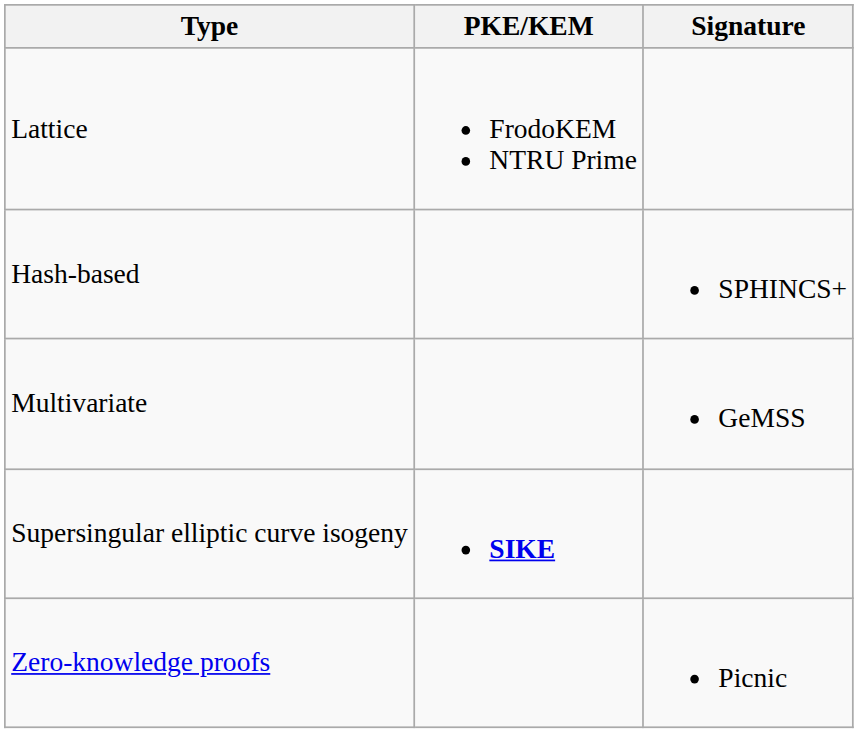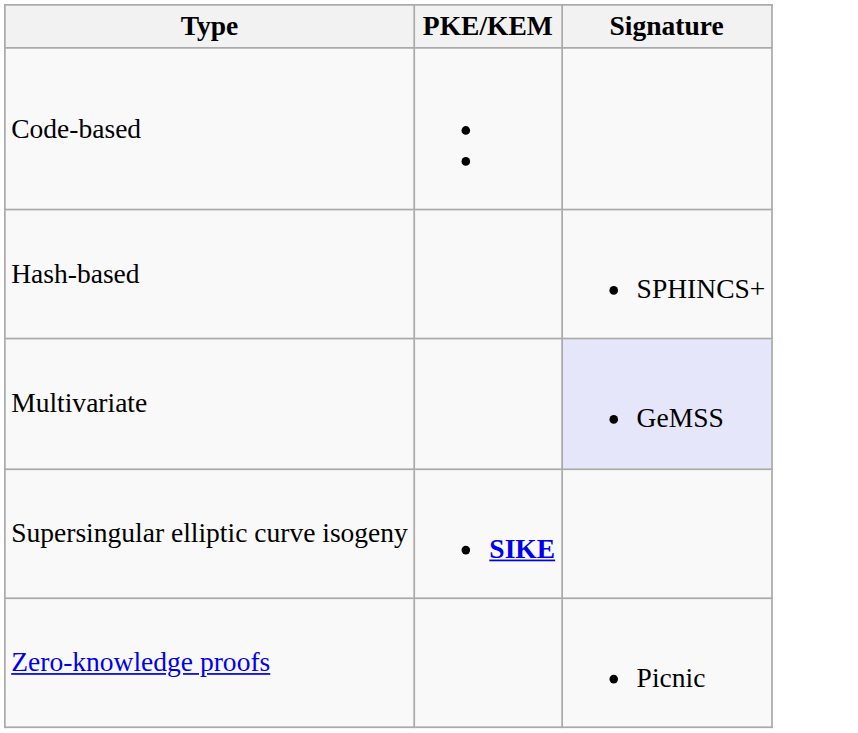- row: (49, 128)
+ row: (76, 128)
(748, 419) no background -> (667, 419) lavender background
